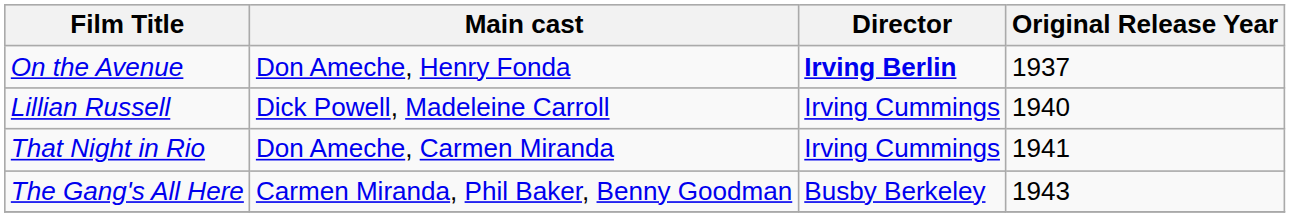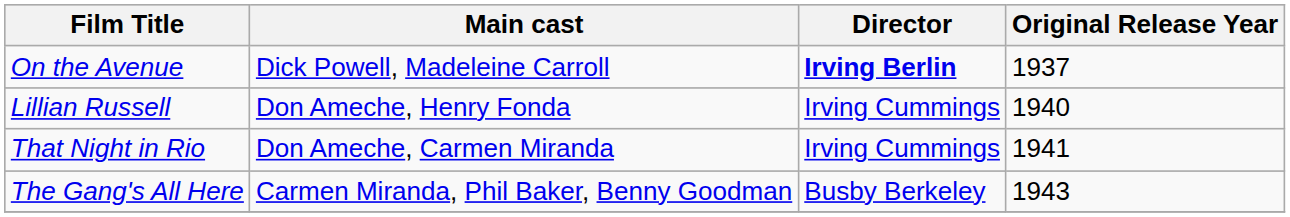(413, 66) Don Ameche, Henry Fonda -> (433, 66) Dick Powell, Madeleine Carroll
(433, 107) Dick Powell, Madeleine Carroll -> (413, 107) Don Ameche, Henry Fonda
